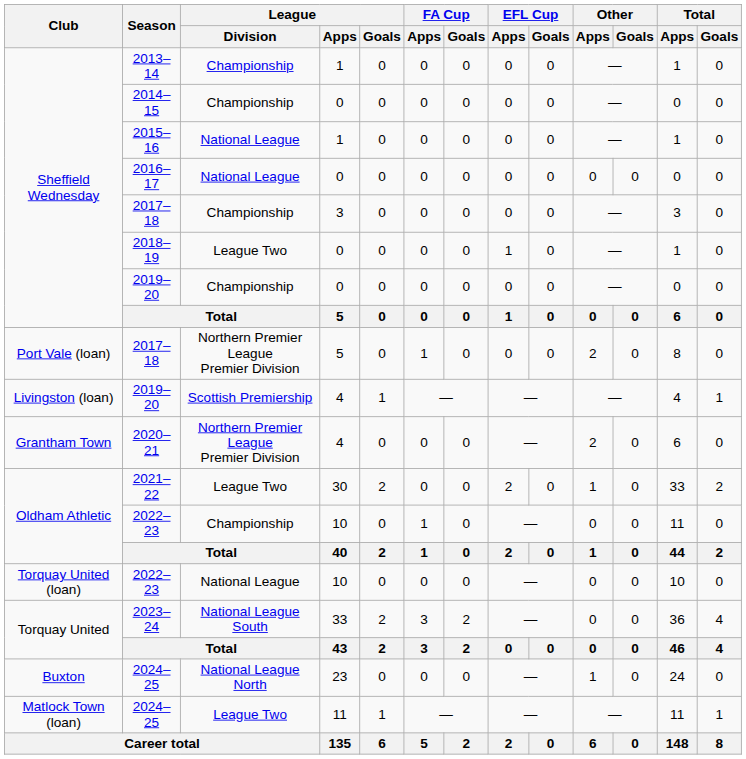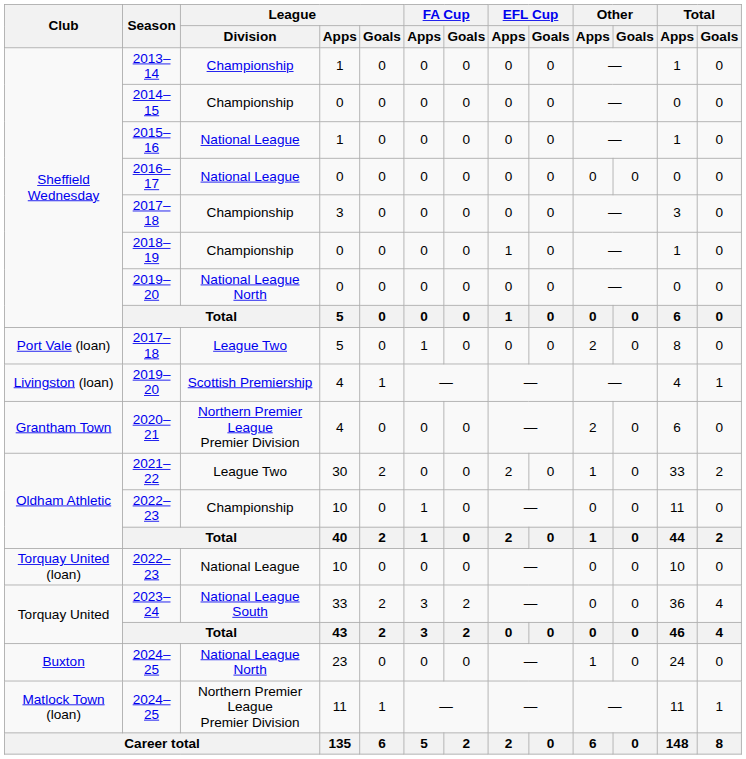(250, 250) League Two -> (250, 250) Championship
(250, 287) Championship -> (250, 287) National League North
(250, 353) Northern Premier League Premier Division -> (250, 345) League Two
(250, 714) League Two -> (250, 706) Northern Premier League Premier Division
